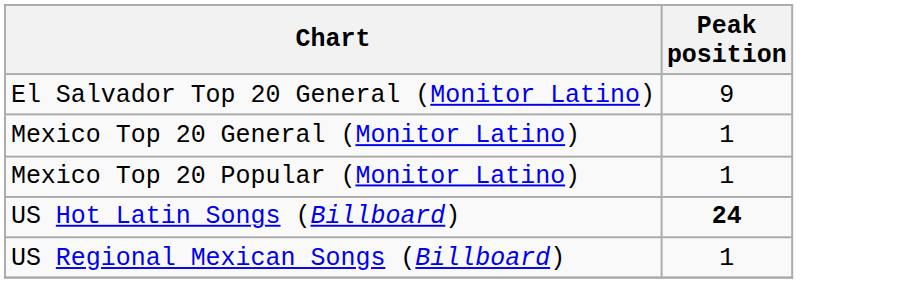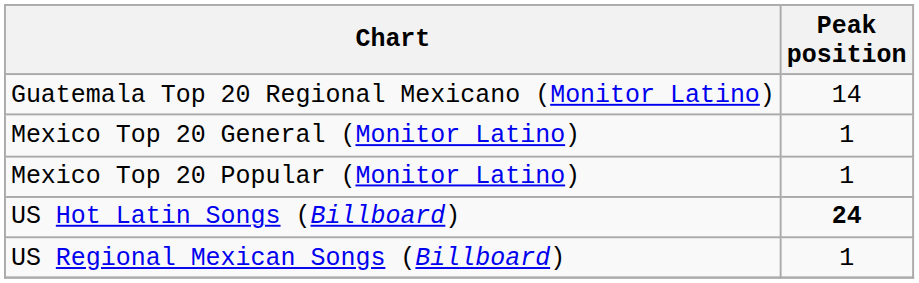+ row: (393, 95)
- row: (333, 95)
